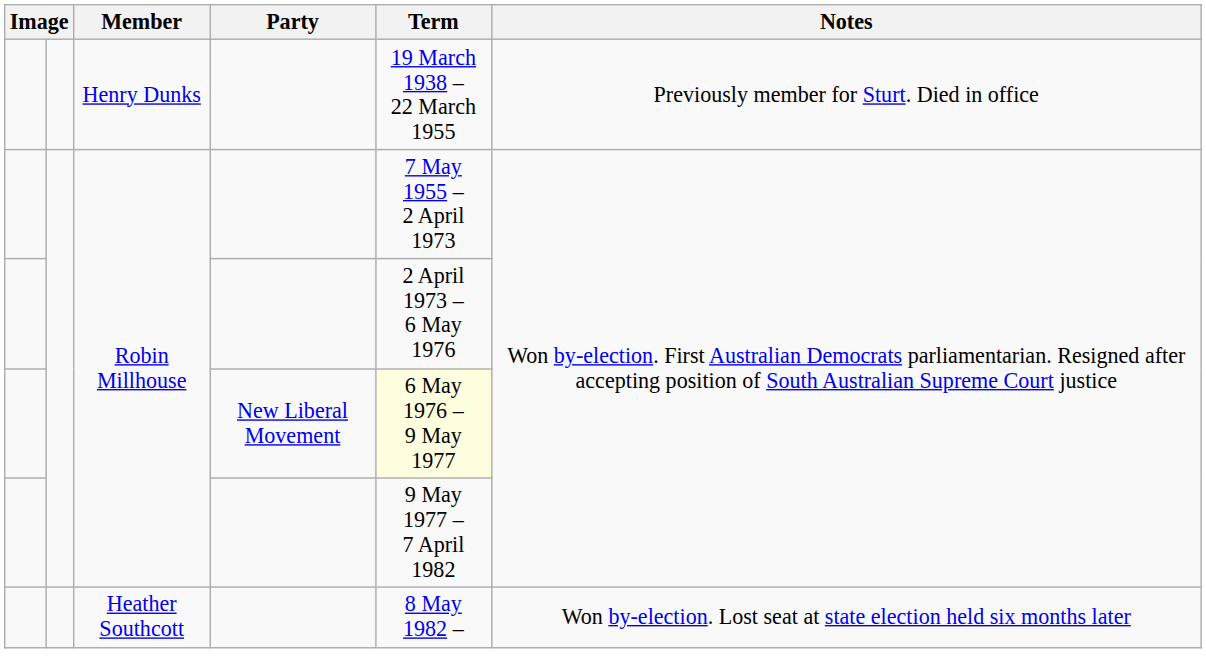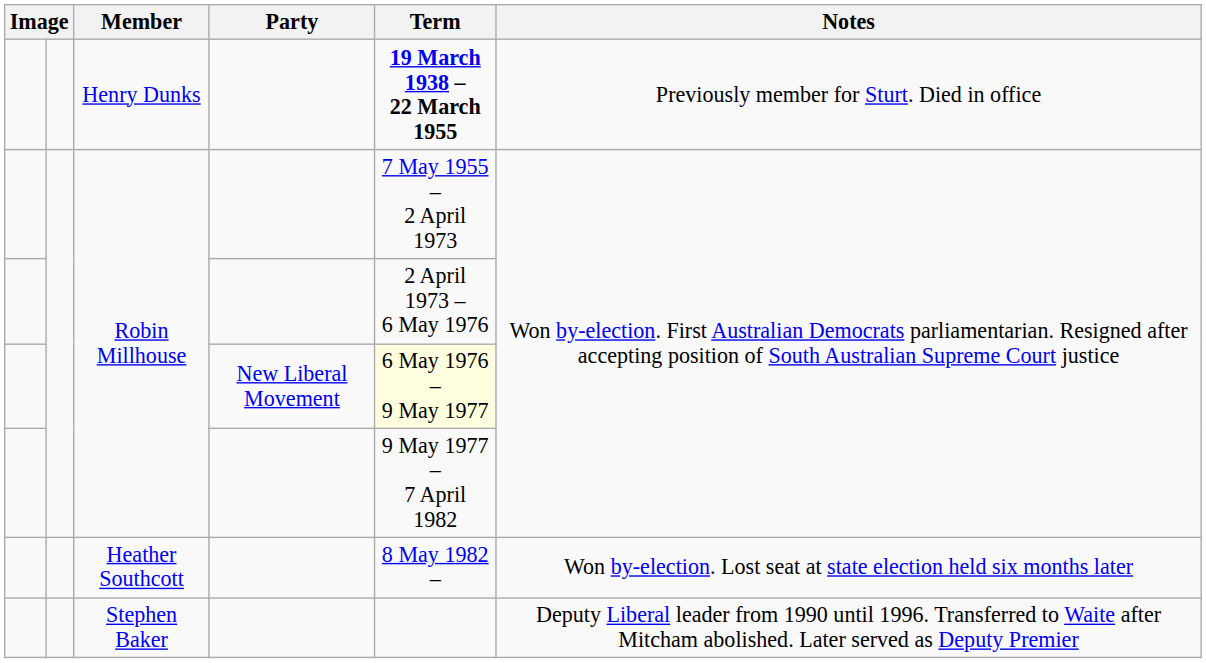(433, 94) normal -> (435, 94) bold
+ row: (142, 627)
